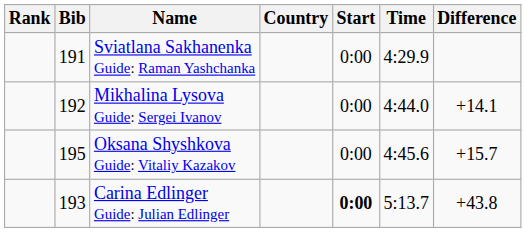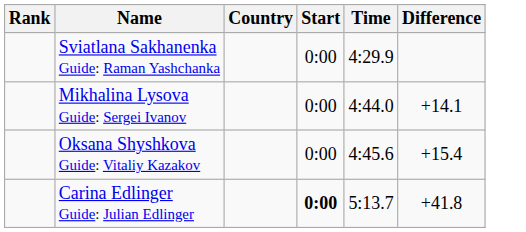- column: (72, 18)
(477, 154) +15.7 -> (442, 154) +15.4
(477, 202) +43.8 -> (442, 202) +41.8
